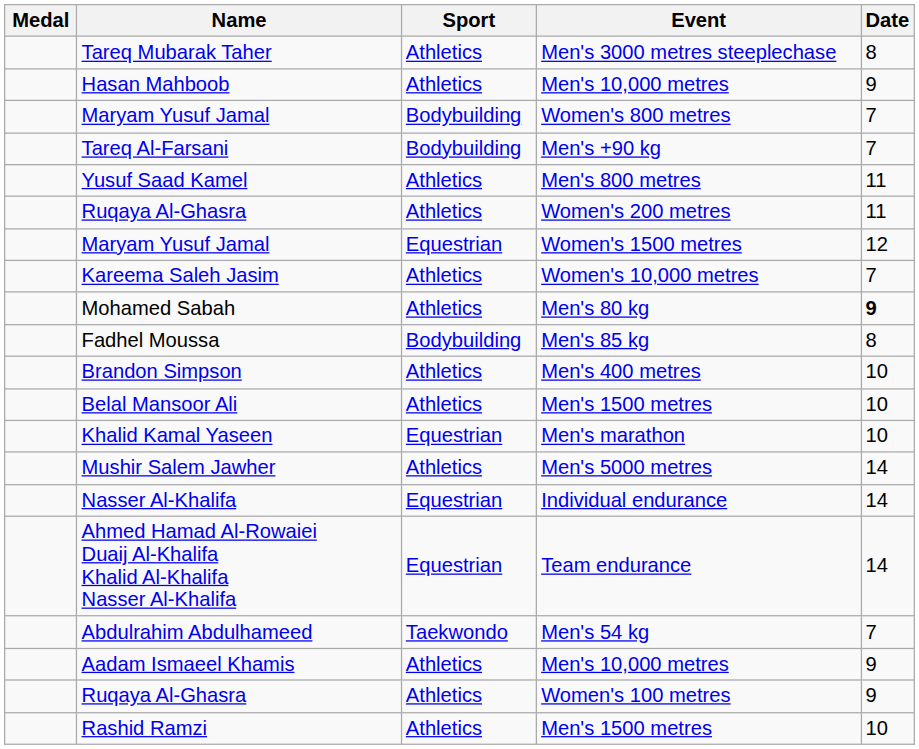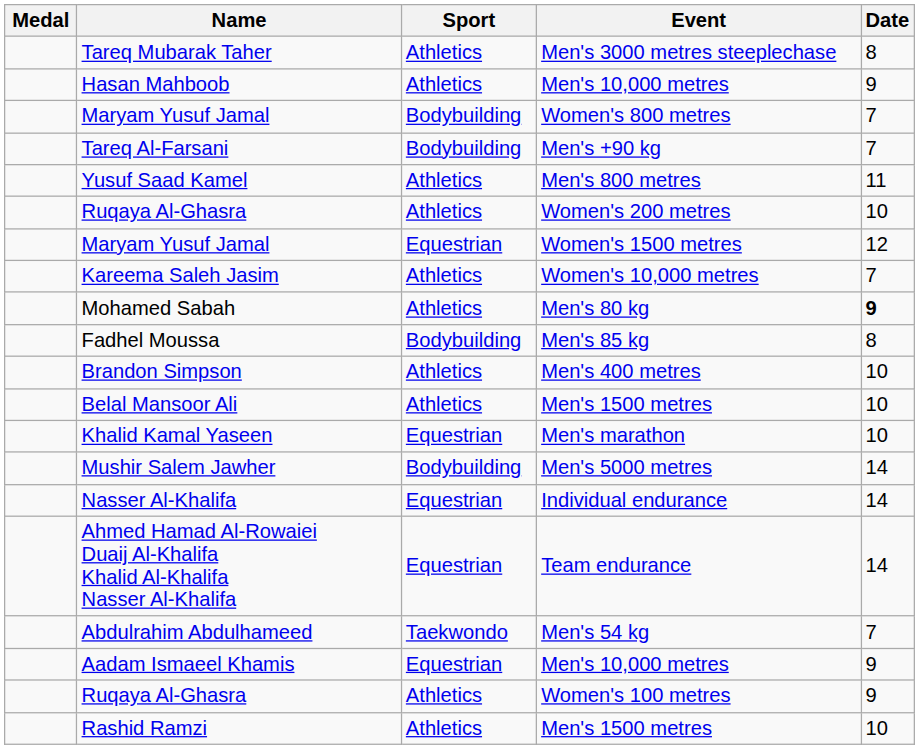(876, 212) 11 -> (877, 212) 10
(444, 468) Athletics -> (464, 468) Bodybuilding
(444, 664) Athletics -> (454, 664) Equestrian
